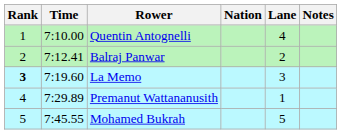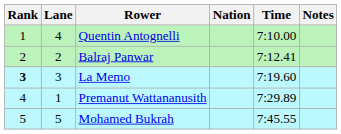columns swapped: (282, 14) <-> (64, 14)
